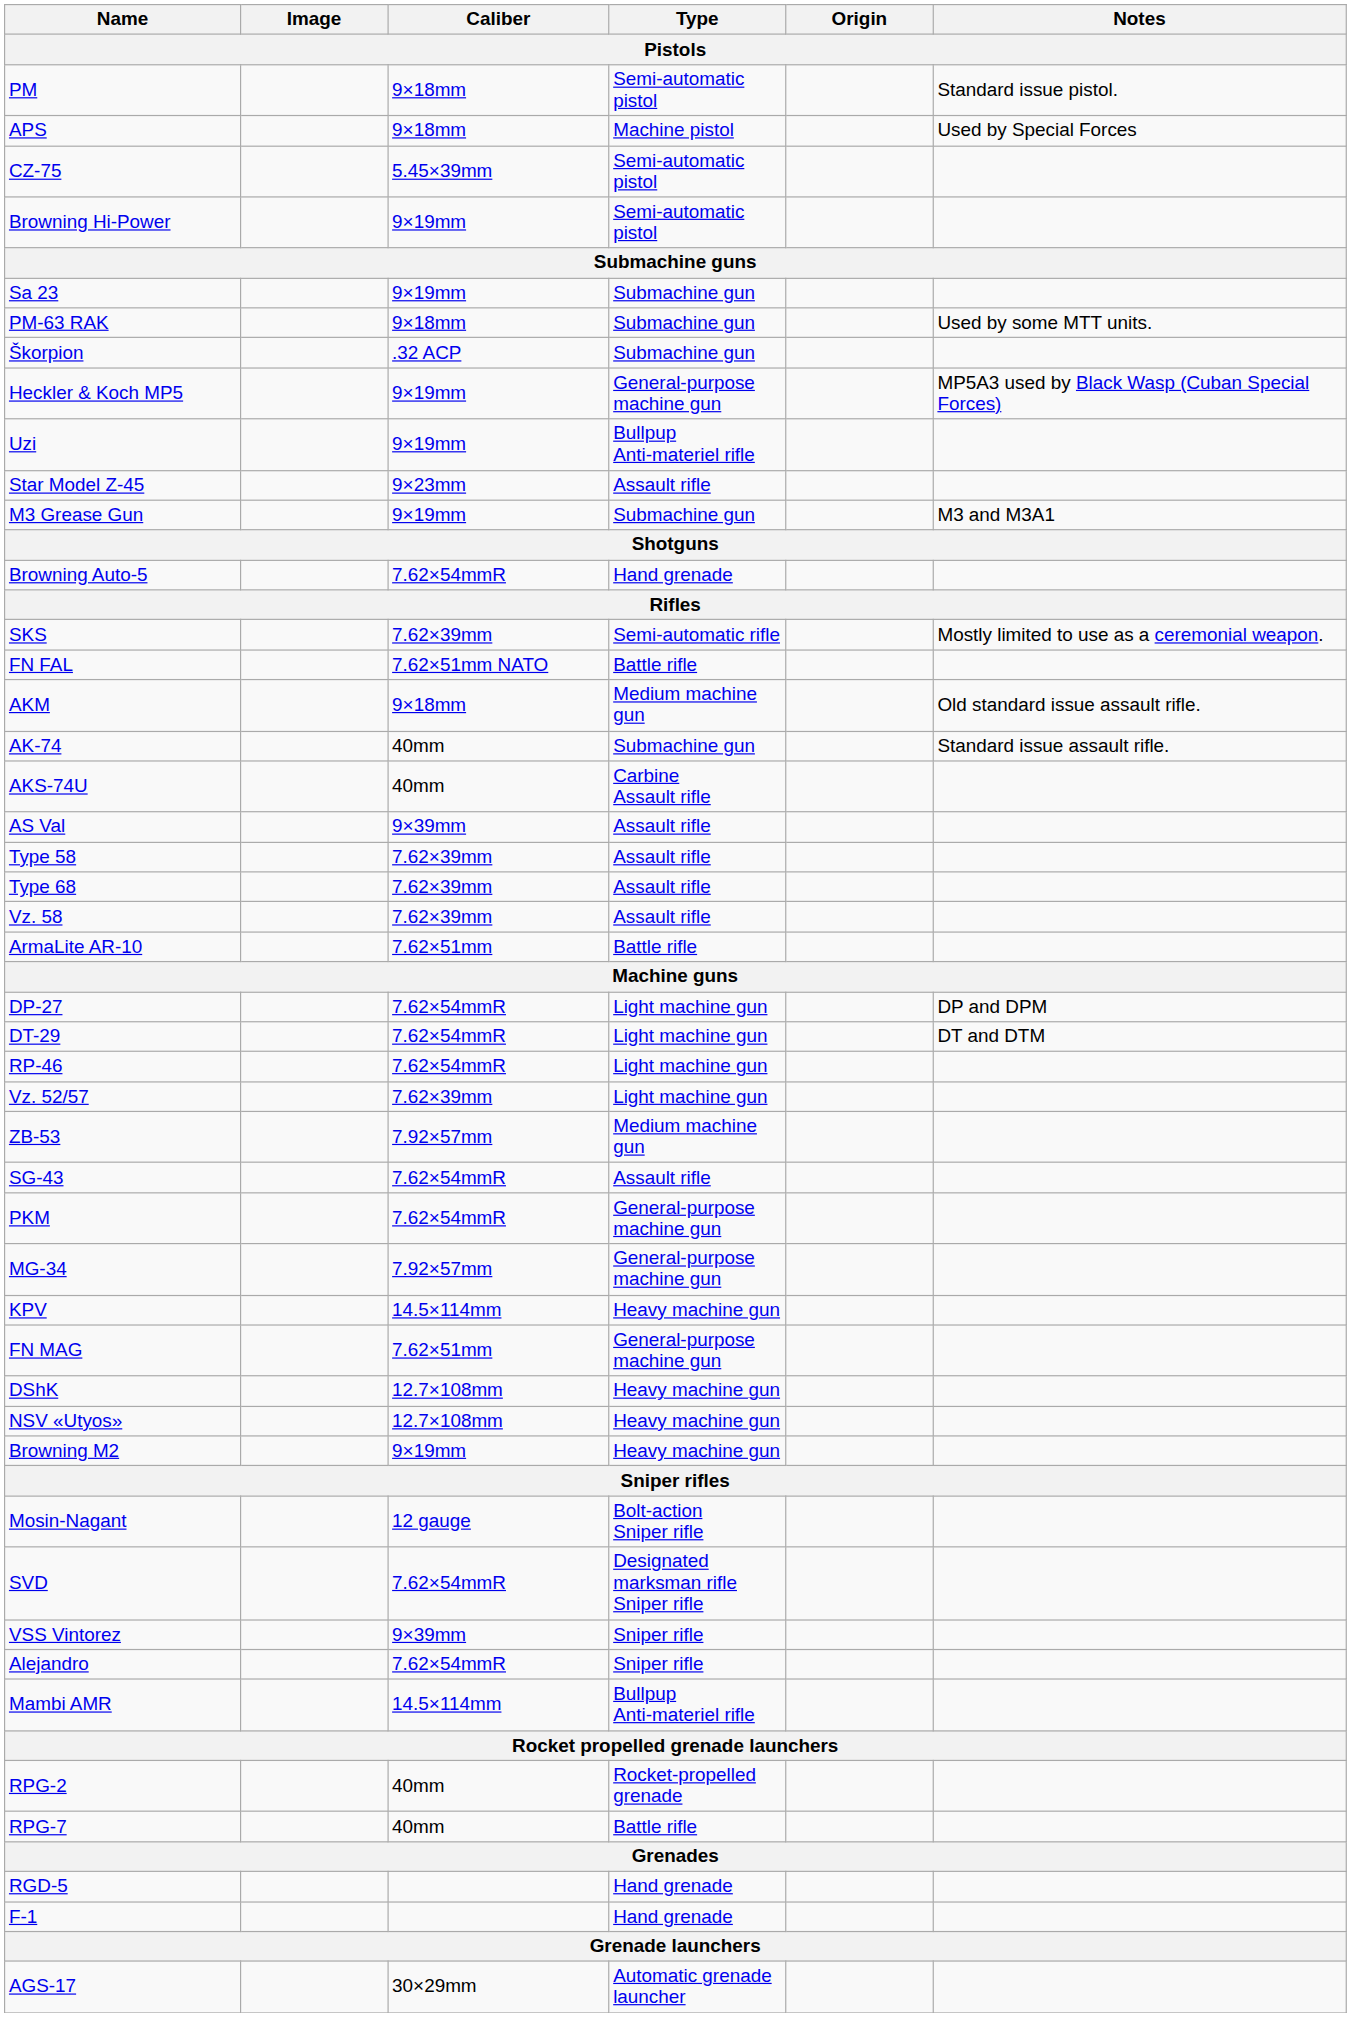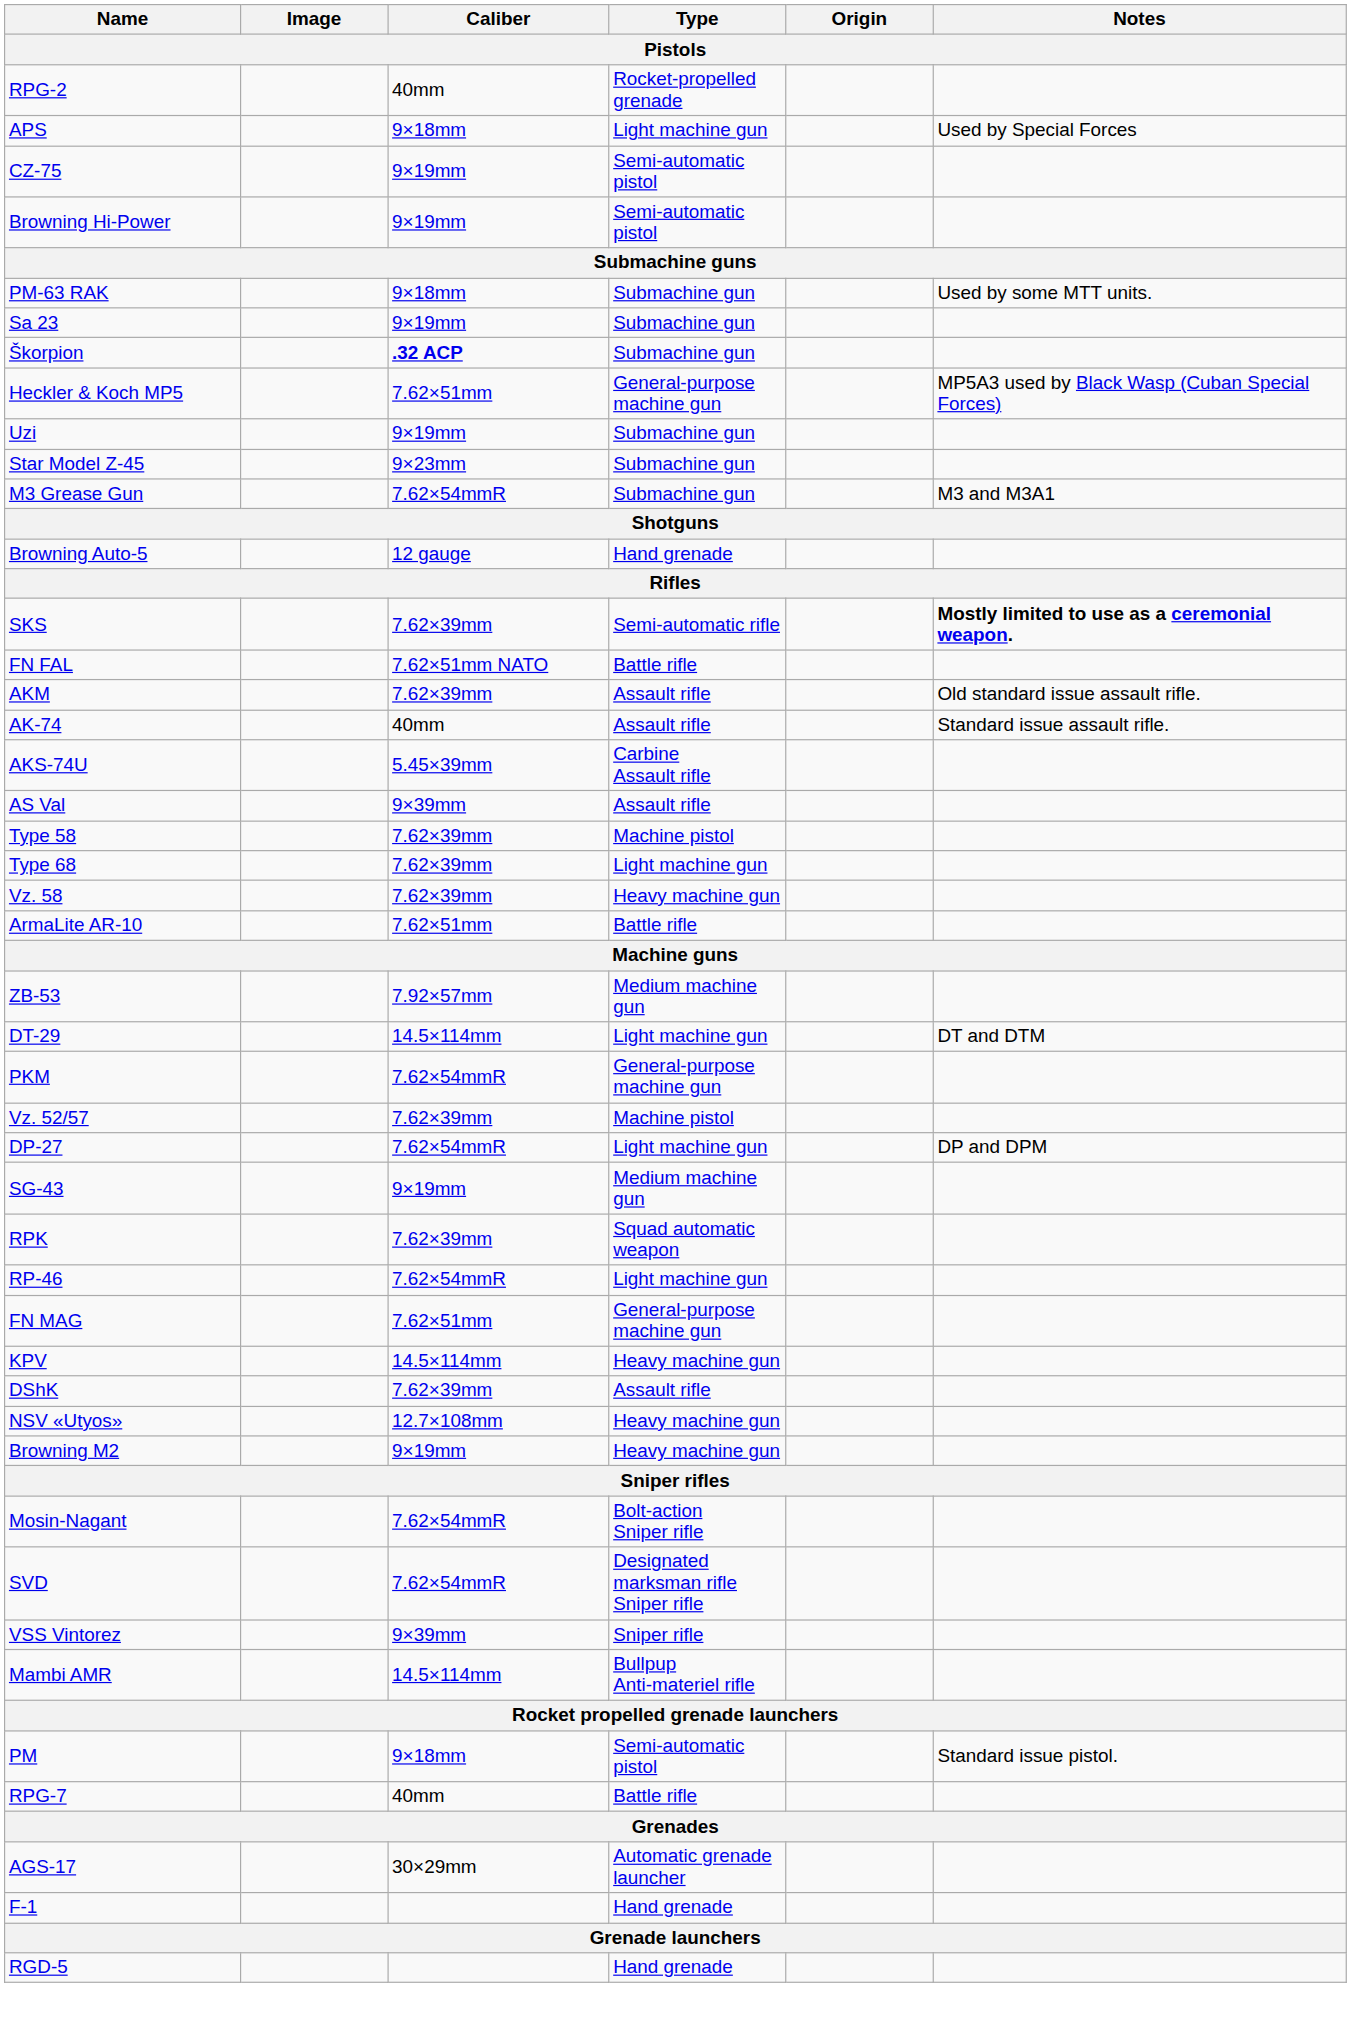rows swapped: (23, 89) <-> (38, 1785)
(674, 130) Machine pistol -> (690, 130) Light machine gun
(442, 171) 5.45×39mm -> (429, 171) 9×19mm
rows swapped: (59, 322) <-> (34, 292)
(427, 352) normal -> (427, 352) bold
(429, 393) 9×19mm -> (442, 393) 7.62×51mm
(684, 444) Bullpup Anti-materiel rifle -> (684, 433) Submachine gun
(662, 484) Assault rifle -> (684, 463) Submachine gun
(429, 514) 9×19mm -> (449, 493) 7.62×54mmR
(449, 574) 7.62×54mmR -> (431, 553) 12 gauge
(1130, 634) normal -> (1104, 624) bold
(429, 705) 9×18mm -> (442, 694) 7.62×39mm
(685, 705) Medium machine gun -> (662, 694) Assault rifle
(684, 745) Submachine gun -> (662, 724) Assault rifle
(418, 786) 40mm -> (442, 765) 5.45×39mm
(662, 856) Assault rifle -> (674, 835) Machine pistol
(662, 886) Assault rifle -> (690, 865) Light machine gun
(662, 916) Assault rifle -> (697, 895) Heavy machine gun
rows swapped: (36, 1006) <-> (35, 1136)
(449, 1036) 7.62×54mmR -> (447, 1036) 14.5×114mm
rows swapped: (36, 1066) <-> (29, 1218)
(690, 1096) Light machine gun -> (674, 1117) Machine pistol
(449, 1177) 7.62×54mmR -> (429, 1188) 9×19mm
(662, 1177) Assault rifle -> (685, 1188) Medium machine gun
+ row: (28, 1239)
- row: (38, 1269)
rows swapped: (46, 1350) <-> (28, 1309)
(447, 1390) 12.7×108mm -> (442, 1390) 7.62×39mm
(697, 1390) Heavy machine gun -> (662, 1390) Assault rifle
(431, 1521) 12 gauge -> (449, 1521) 7.62×54mmR
- row: (49, 1664)
rows swapped: (38, 1886) <-> (43, 1986)
